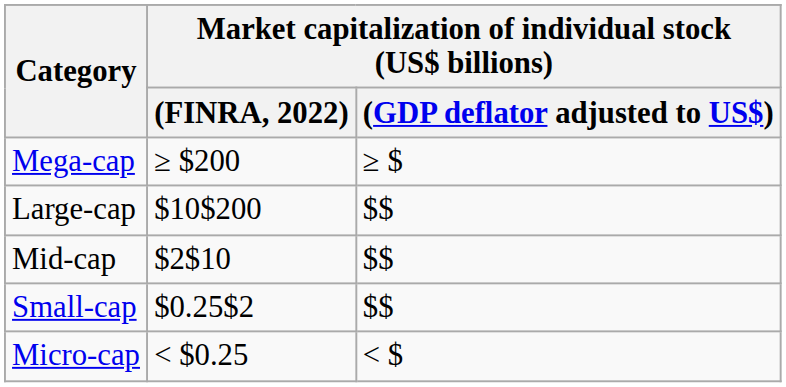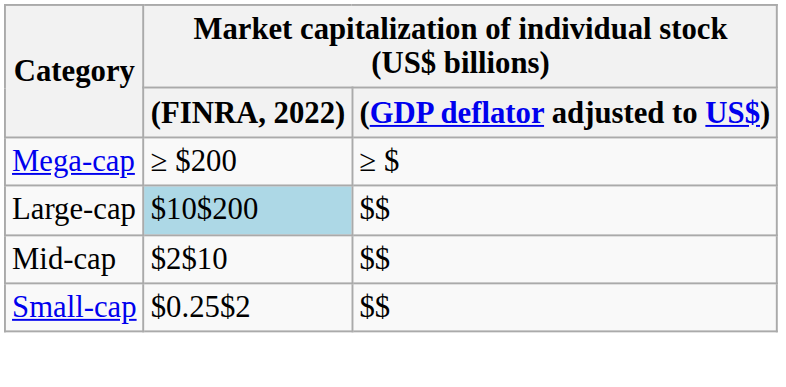(208, 209) no background -> (205, 209) lightblue background
- row: (76, 355)
